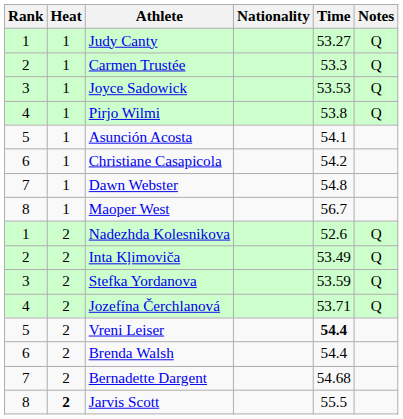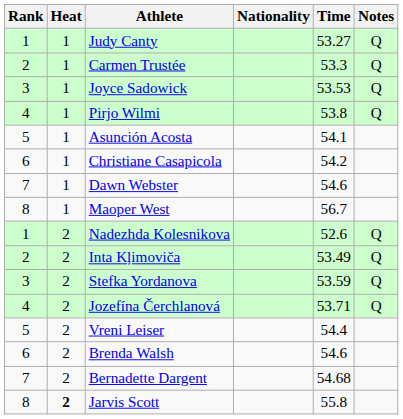(334, 185) 54.8 -> (334, 185) 54.6
(334, 329) bold -> (334, 329) normal
(334, 354) 54.4 -> (334, 354) 54.6
(334, 402) 55.5 -> (334, 402) 55.8
